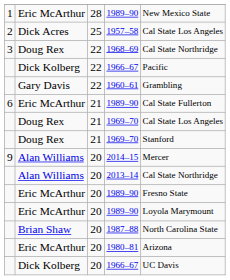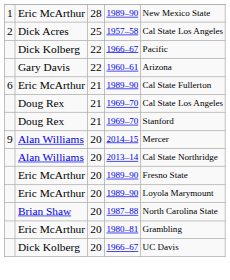- row: (96, 49)
(162, 85) Grambling -> (157, 67) Arizona
(157, 247) Arizona -> (162, 229) Grambling
